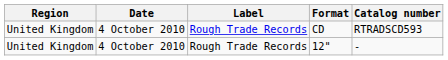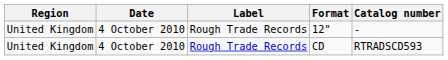rows swapped: (318, 30) <-> (321, 46)
